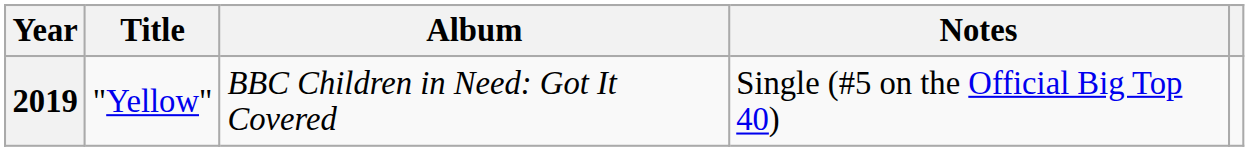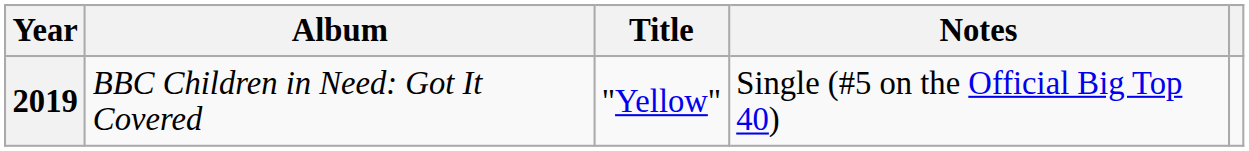columns swapped: (153, 30) <-> (474, 30)
